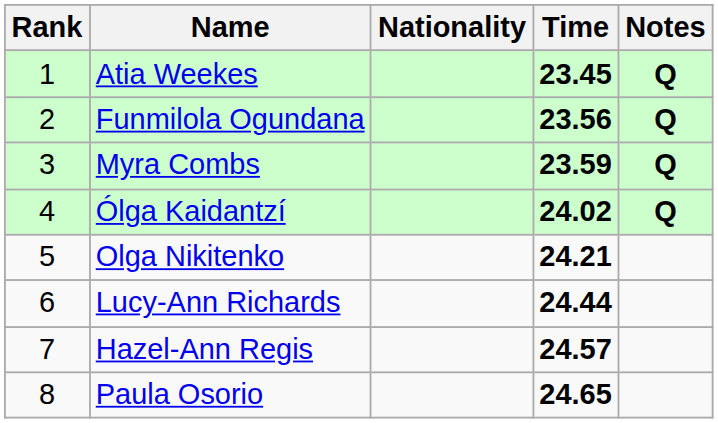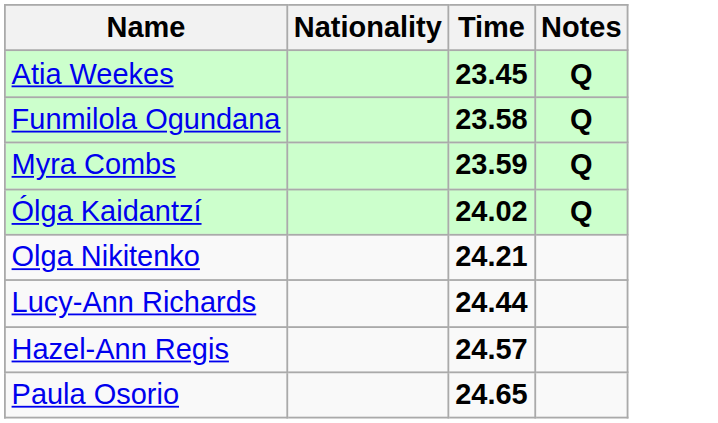- column: (47, 27)
(576, 119) 23.56 -> (491, 119) 23.58
